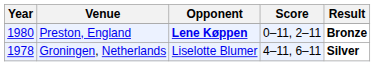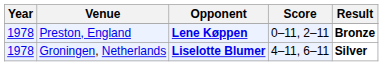(21, 33) 1980 -> (21, 33) 1978
(215, 52) normal -> (219, 52) bold
